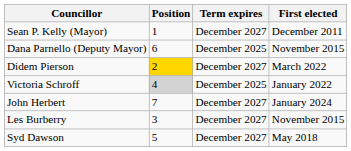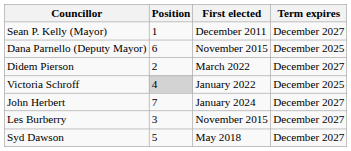columns swapped: (308, 13) <-> (231, 13)
(155, 66) gold background -> (155, 66) no background
